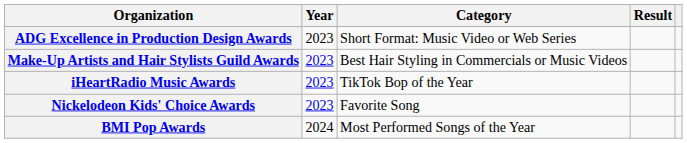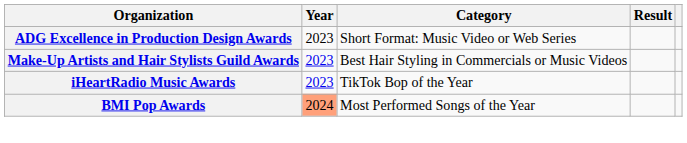- row: (153, 104)
(320, 127) no background -> (320, 104) lightsalmon background
